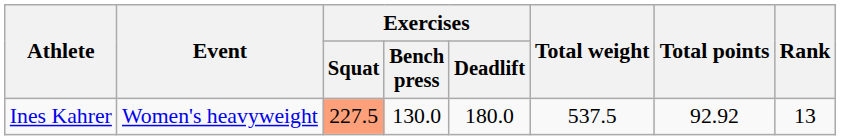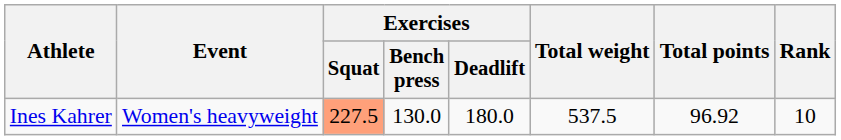(715, 116) 92.92 -> (715, 116) 96.92
(805, 116) 13 -> (805, 116) 10
